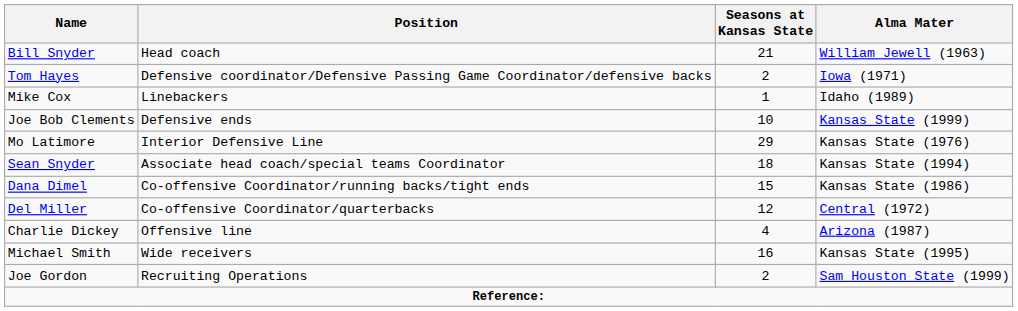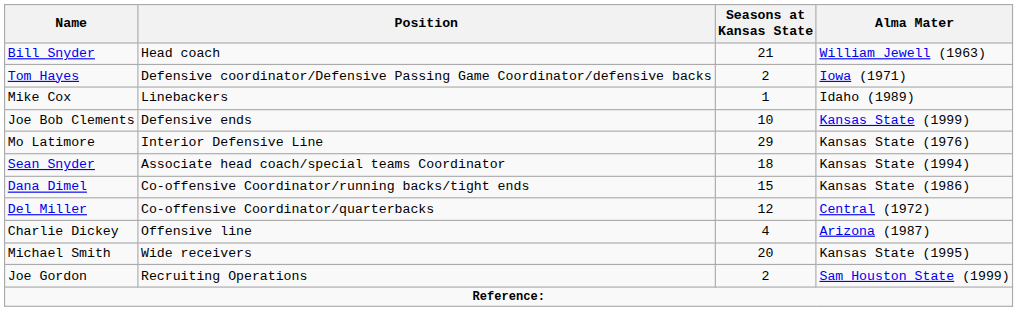(766, 253) 16 -> (766, 253) 20
